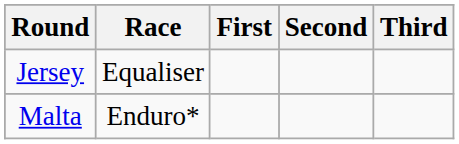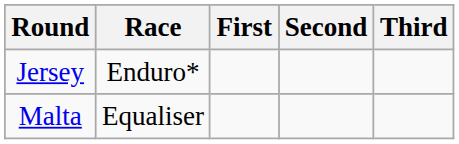(153, 71) Equaliser -> (153, 71) Enduro*
(153, 116) Enduro* -> (153, 116) Equaliser
